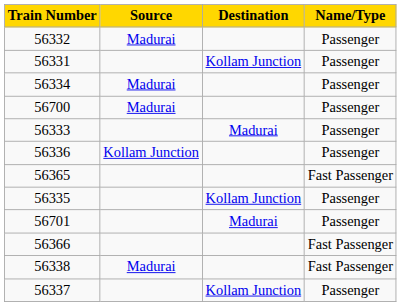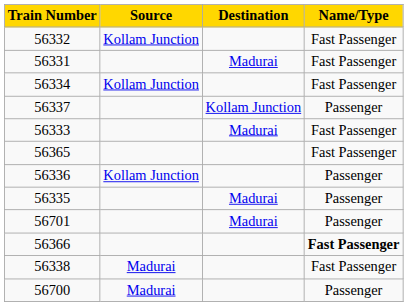(151, 38) Madurai -> (151, 38) Kollam Junction
(350, 38) Passenger -> (354, 38) Fast Passenger
(253, 61) Kollam Junction -> (253, 61) Madurai
(350, 61) Passenger -> (354, 61) Fast Passenger
(151, 84) Madurai -> (151, 84) Kollam Junction
(350, 84) Passenger -> (354, 84) Fast Passenger
rows swapped: (52, 107) <-> (52, 289)
(350, 130) Passenger -> (354, 130) Fast Passenger
rows swapped: (52, 152) <-> (52, 175)
(253, 198) Kollam Junction -> (253, 198) Madurai
(350, 244) normal -> (354, 244) bold
